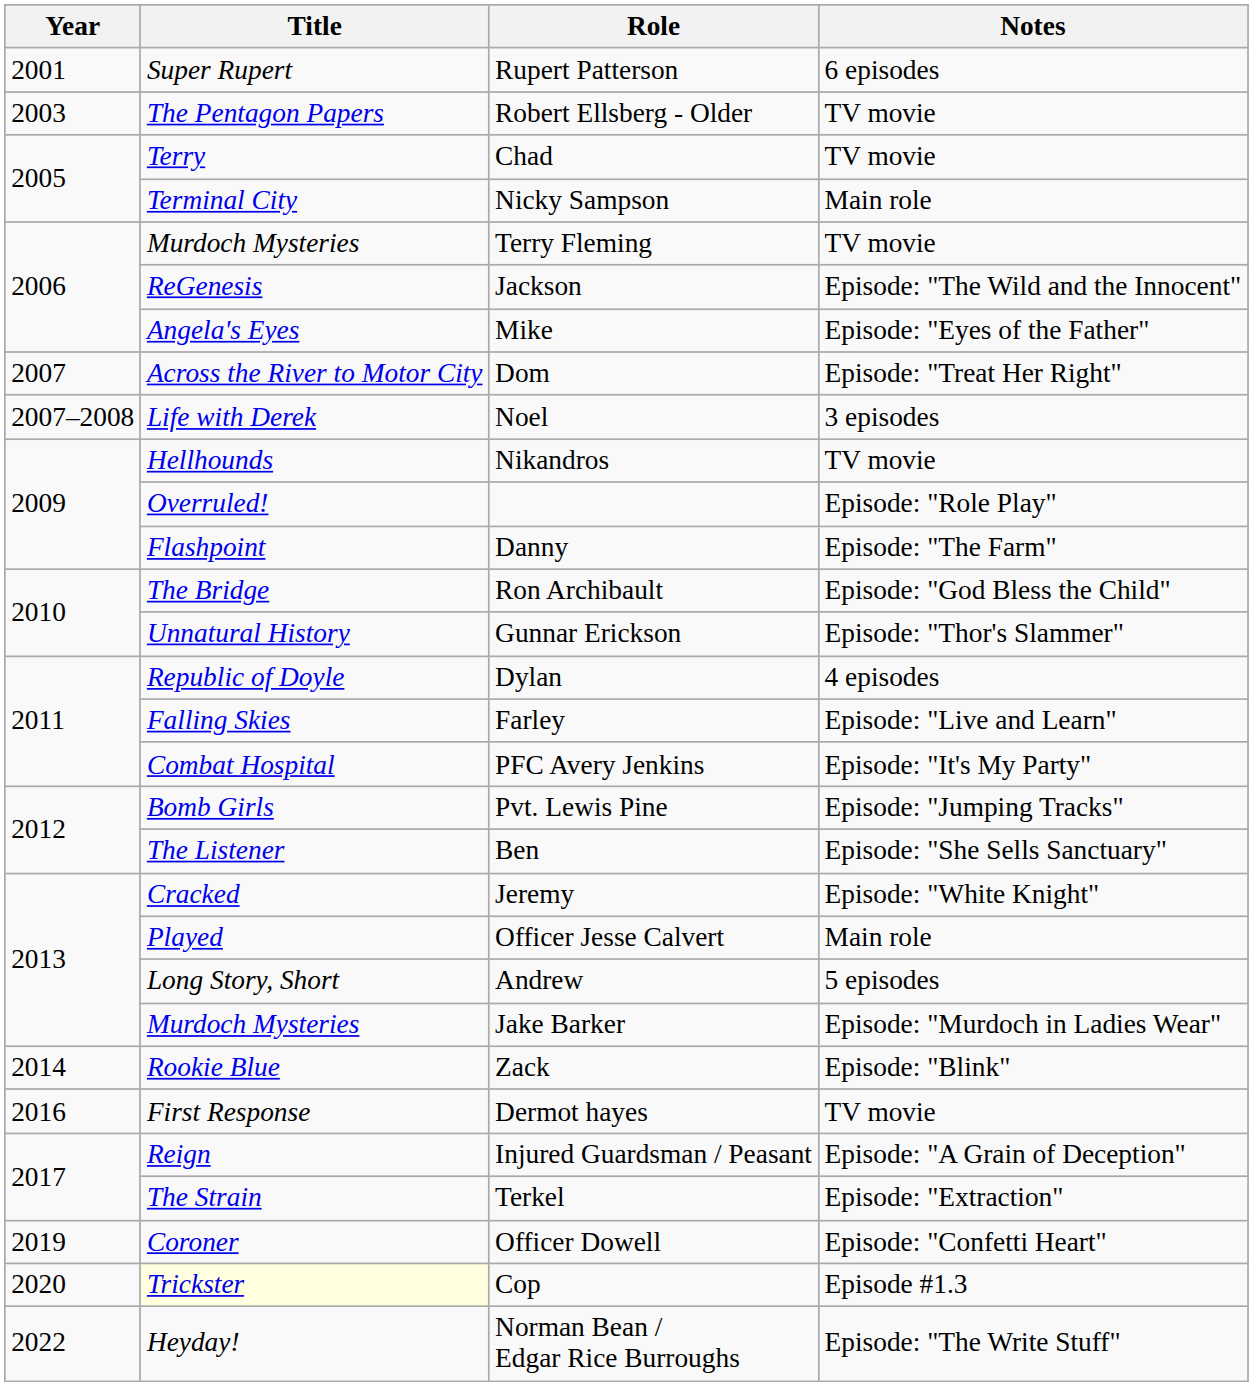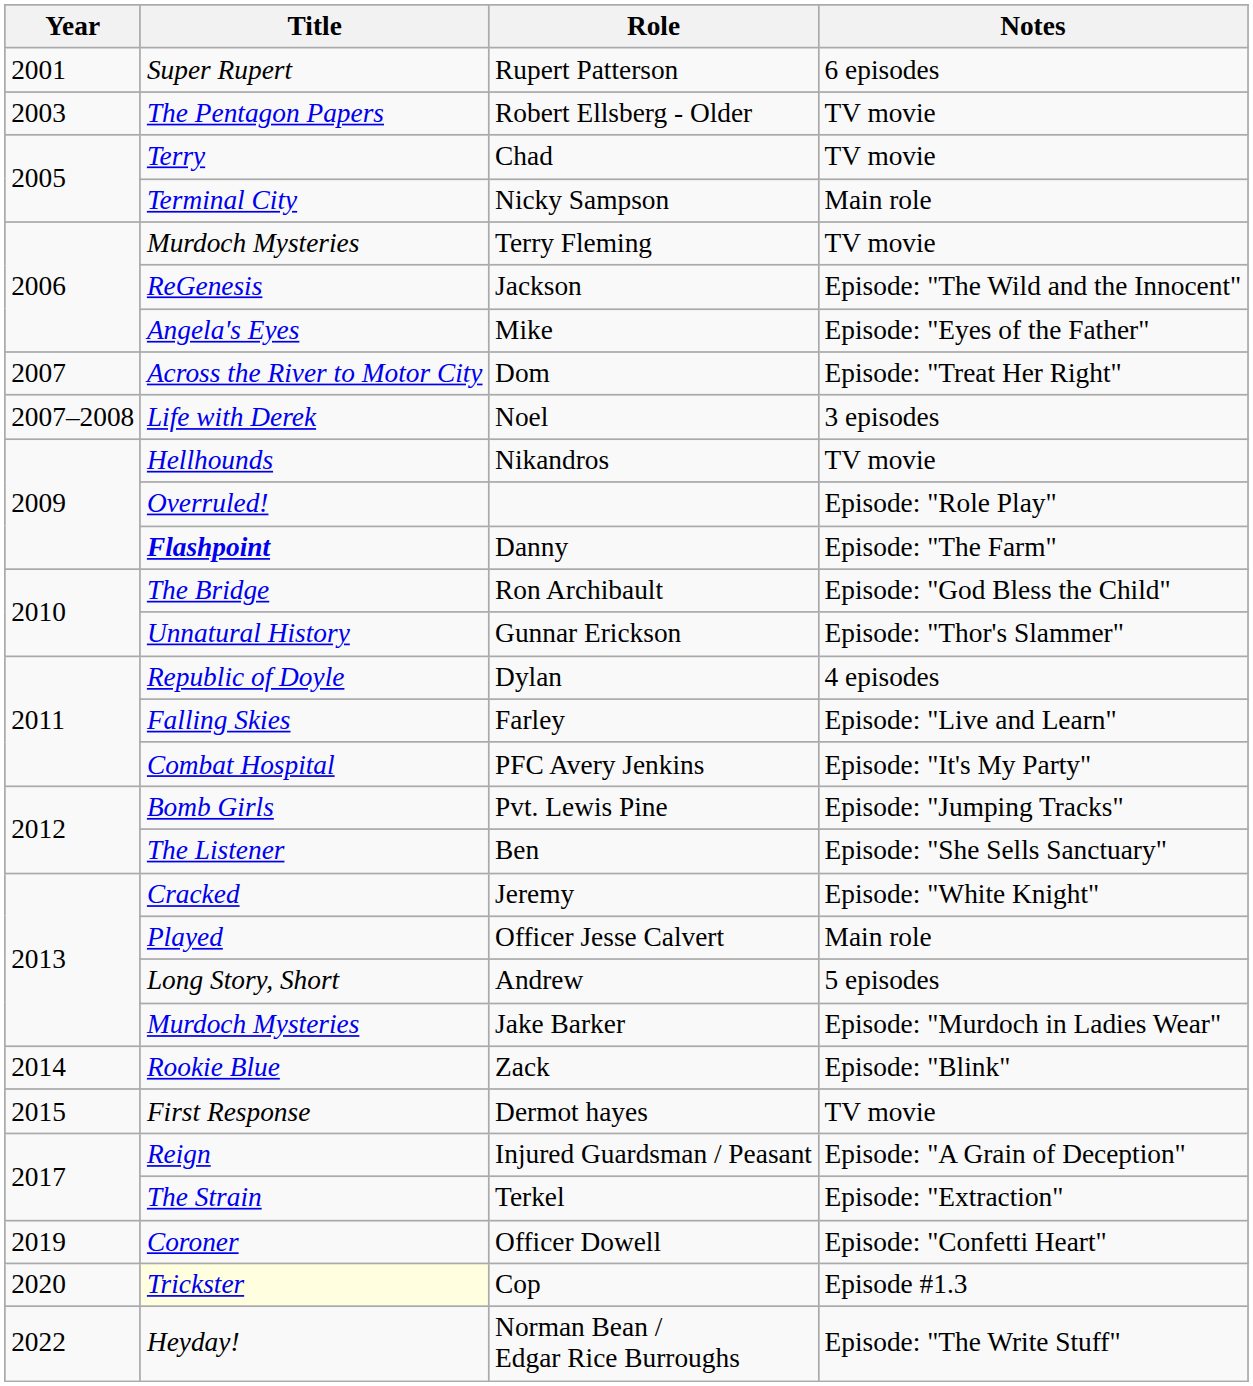(206, 546) normal -> (208, 546) bold
(39, 1110) 2016 -> (39, 1110) 2015
